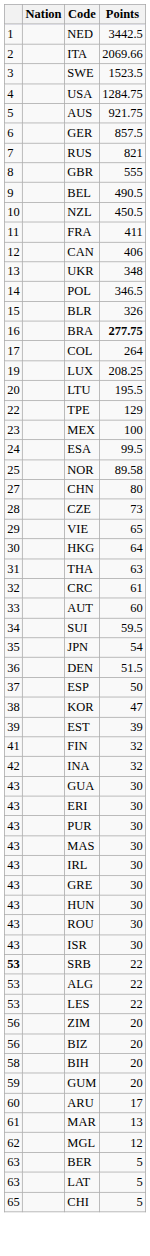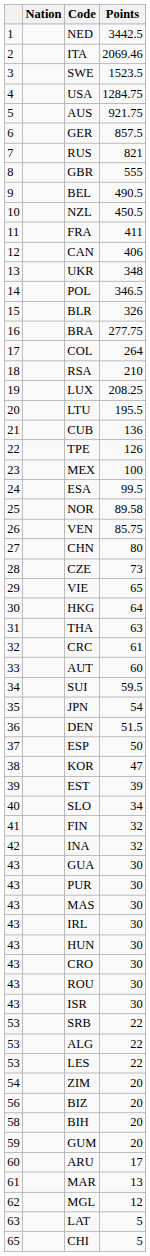(122, 53) 2069.66 -> (122, 53) 2069.46
(126, 331) bold -> (126, 331) normal
+ row: (79, 370)
+ row: (80, 430)
(133, 410) 129 -> (133, 449) 126
+ row: (80, 529)
+ row: (79, 806)
- row: (77, 806)
- row: (80, 885)
+ row: (80, 964)
(14, 964) bold -> (14, 1023) normal
(14, 1023) 56 -> (14, 1083) 54
- row: (79, 1162)
